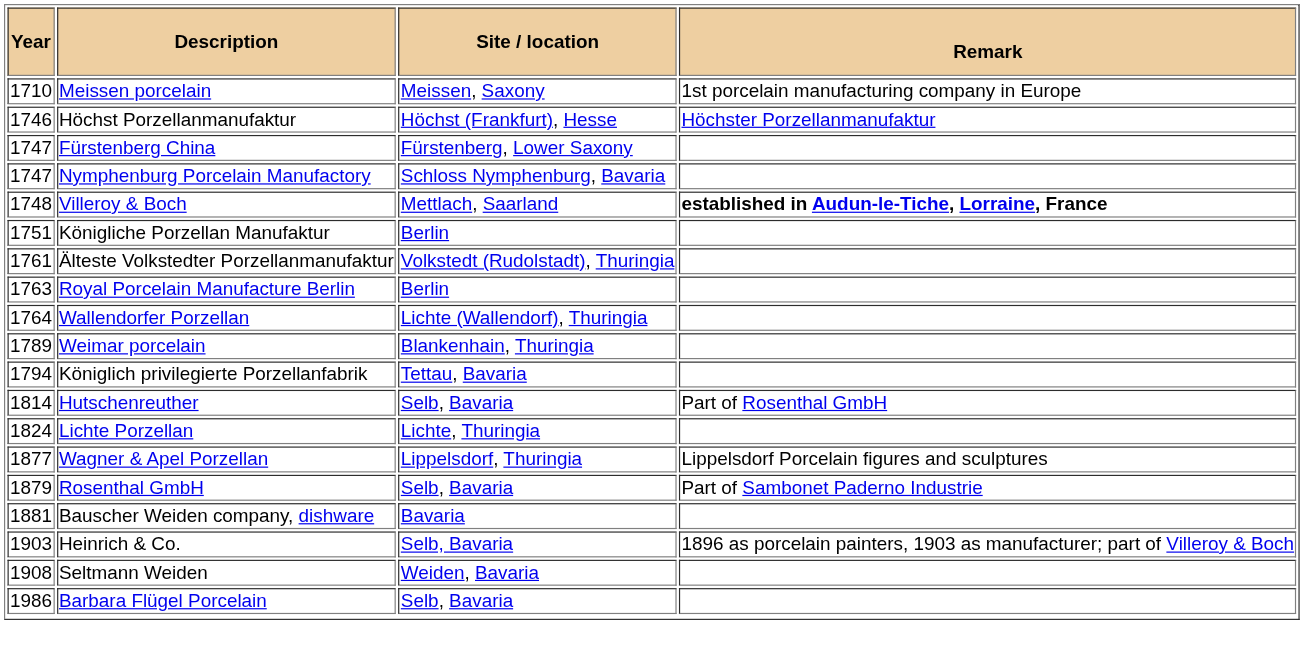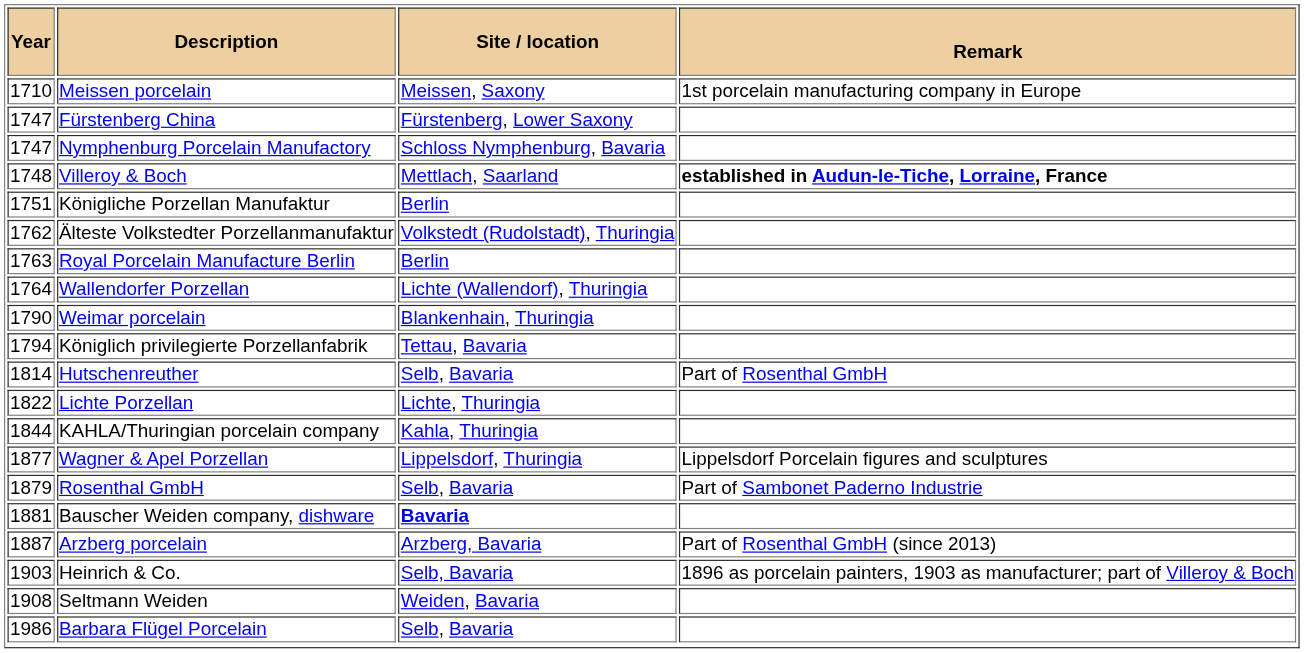- row: (178, 119)
(31, 261) 1761 -> (31, 232) 1762
(31, 346) 1789 -> (31, 317) 1790
(31, 431) 1824 -> (31, 402) 1822
+ row: (219, 431)
(433, 516) normal -> (435, 516) bold
+ row: (133, 544)
